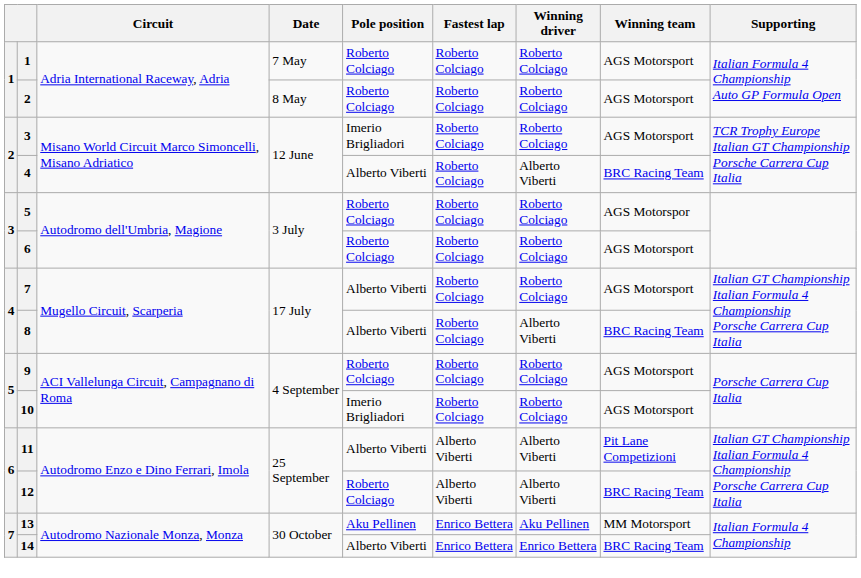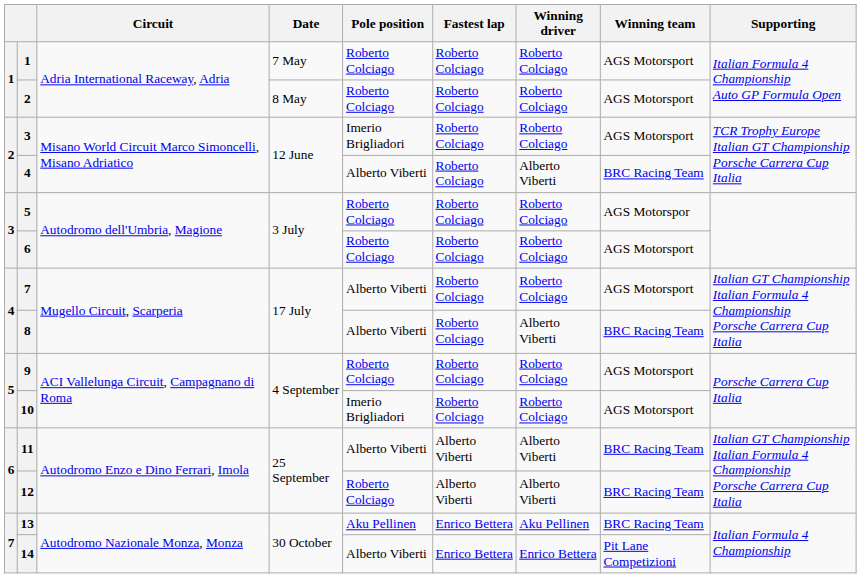(640, 448) Pit Lane Competizioni -> (654, 448) BRC Racing Team
(647, 523) MM Motorsport -> (654, 523) BRC Racing Team
(654, 545) BRC Racing Team -> (640, 553) Pit Lane Competizioni
